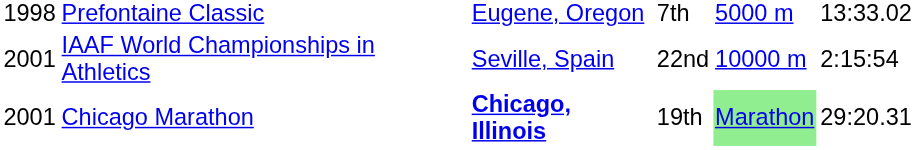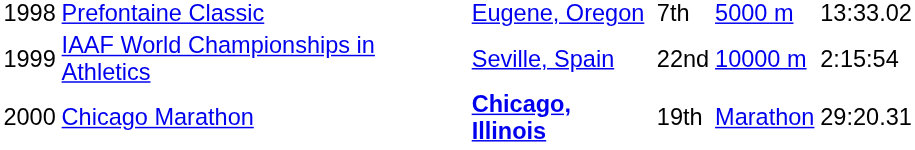(30, 58) 2001 -> (30, 58) 1999
(30, 117) 2001 -> (30, 117) 2000
(765, 117) lightgreen background -> (765, 117) no background
